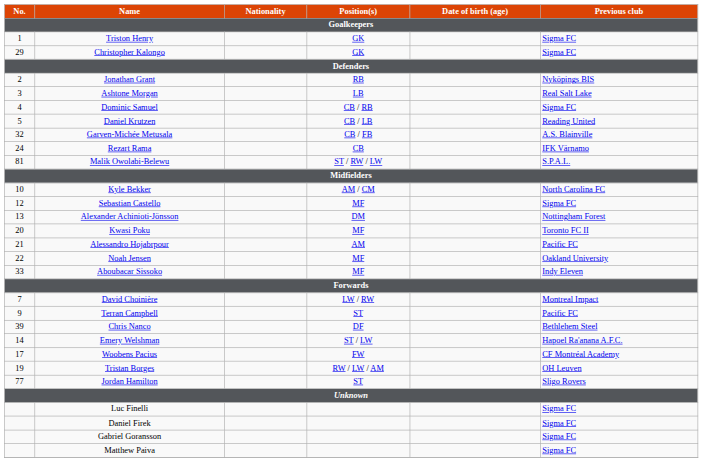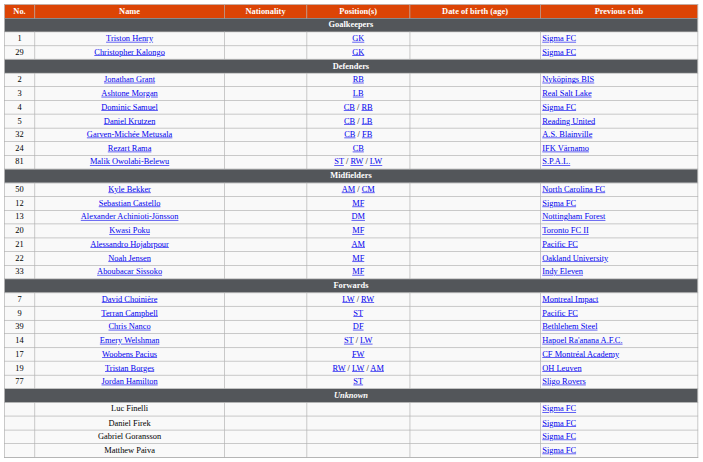(20, 189) 10 -> (20, 189) 50
